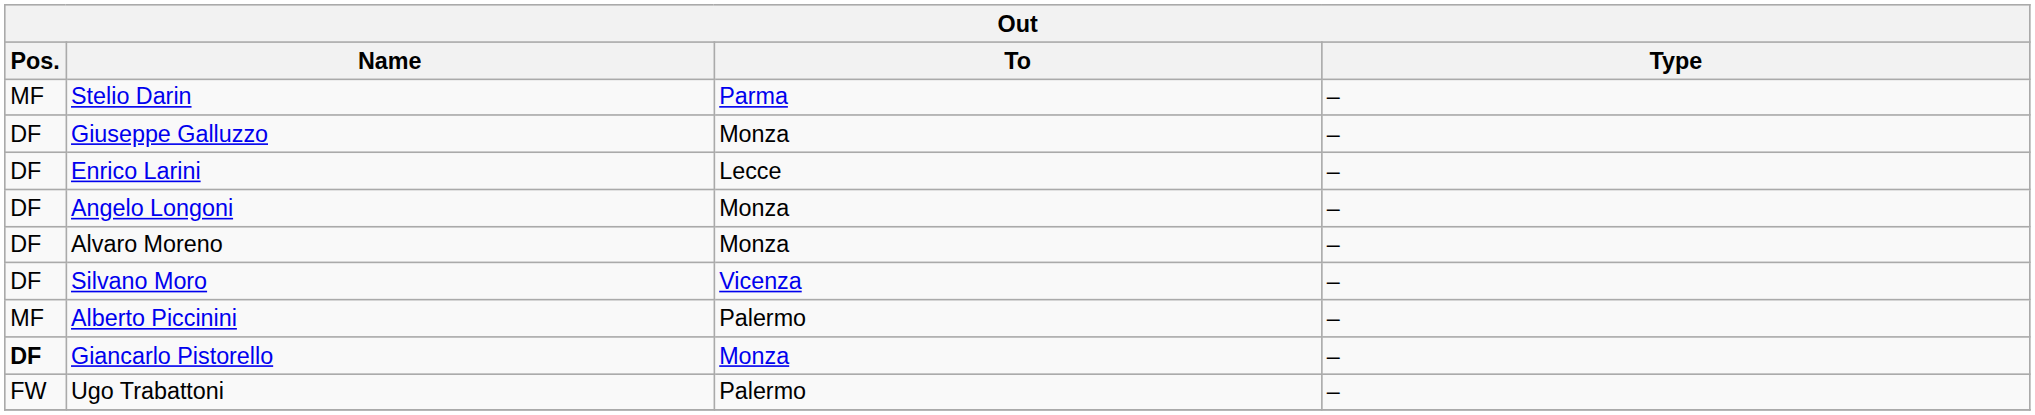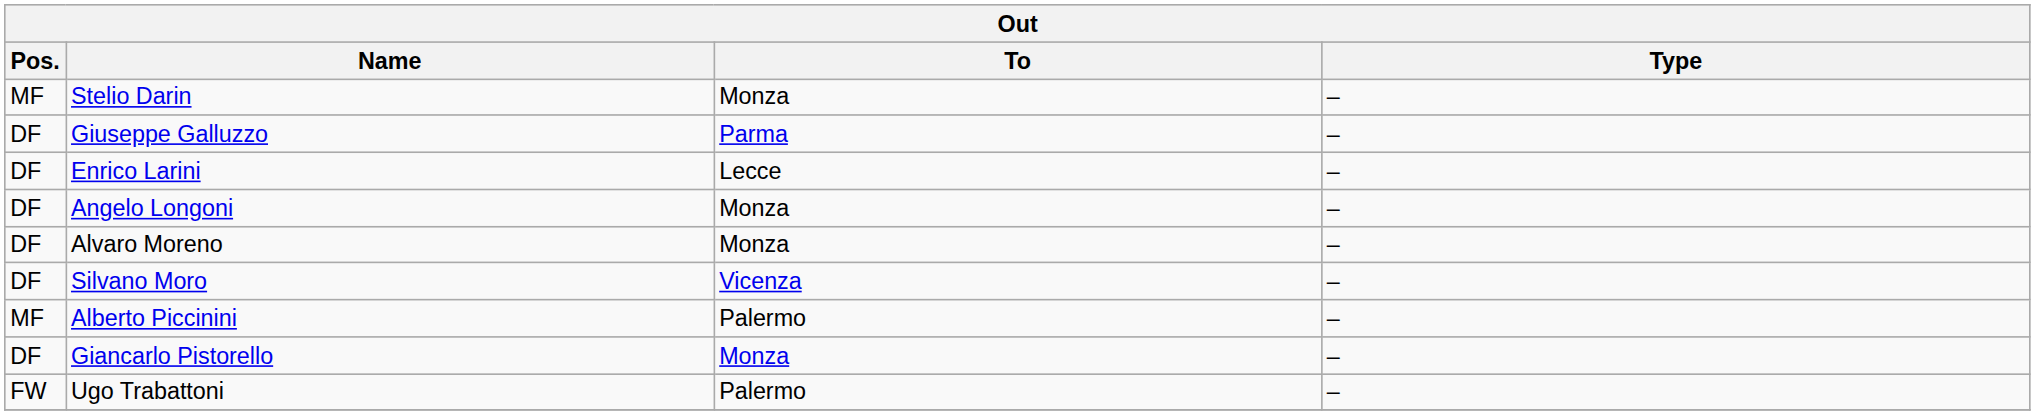(754, 97) Parma -> (754, 97) Monza
(754, 134) Monza -> (754, 134) Parma
(26, 355) bold -> (26, 355) normal
